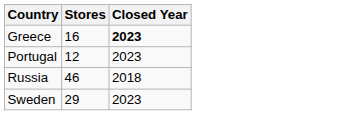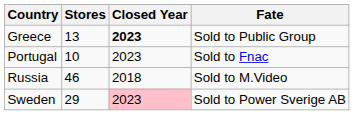+ column: (270, 15)
(72, 36) 16 -> (72, 36) 13
(72, 57) 12 -> (72, 57) 10
(127, 99) no background -> (127, 99) pink background
